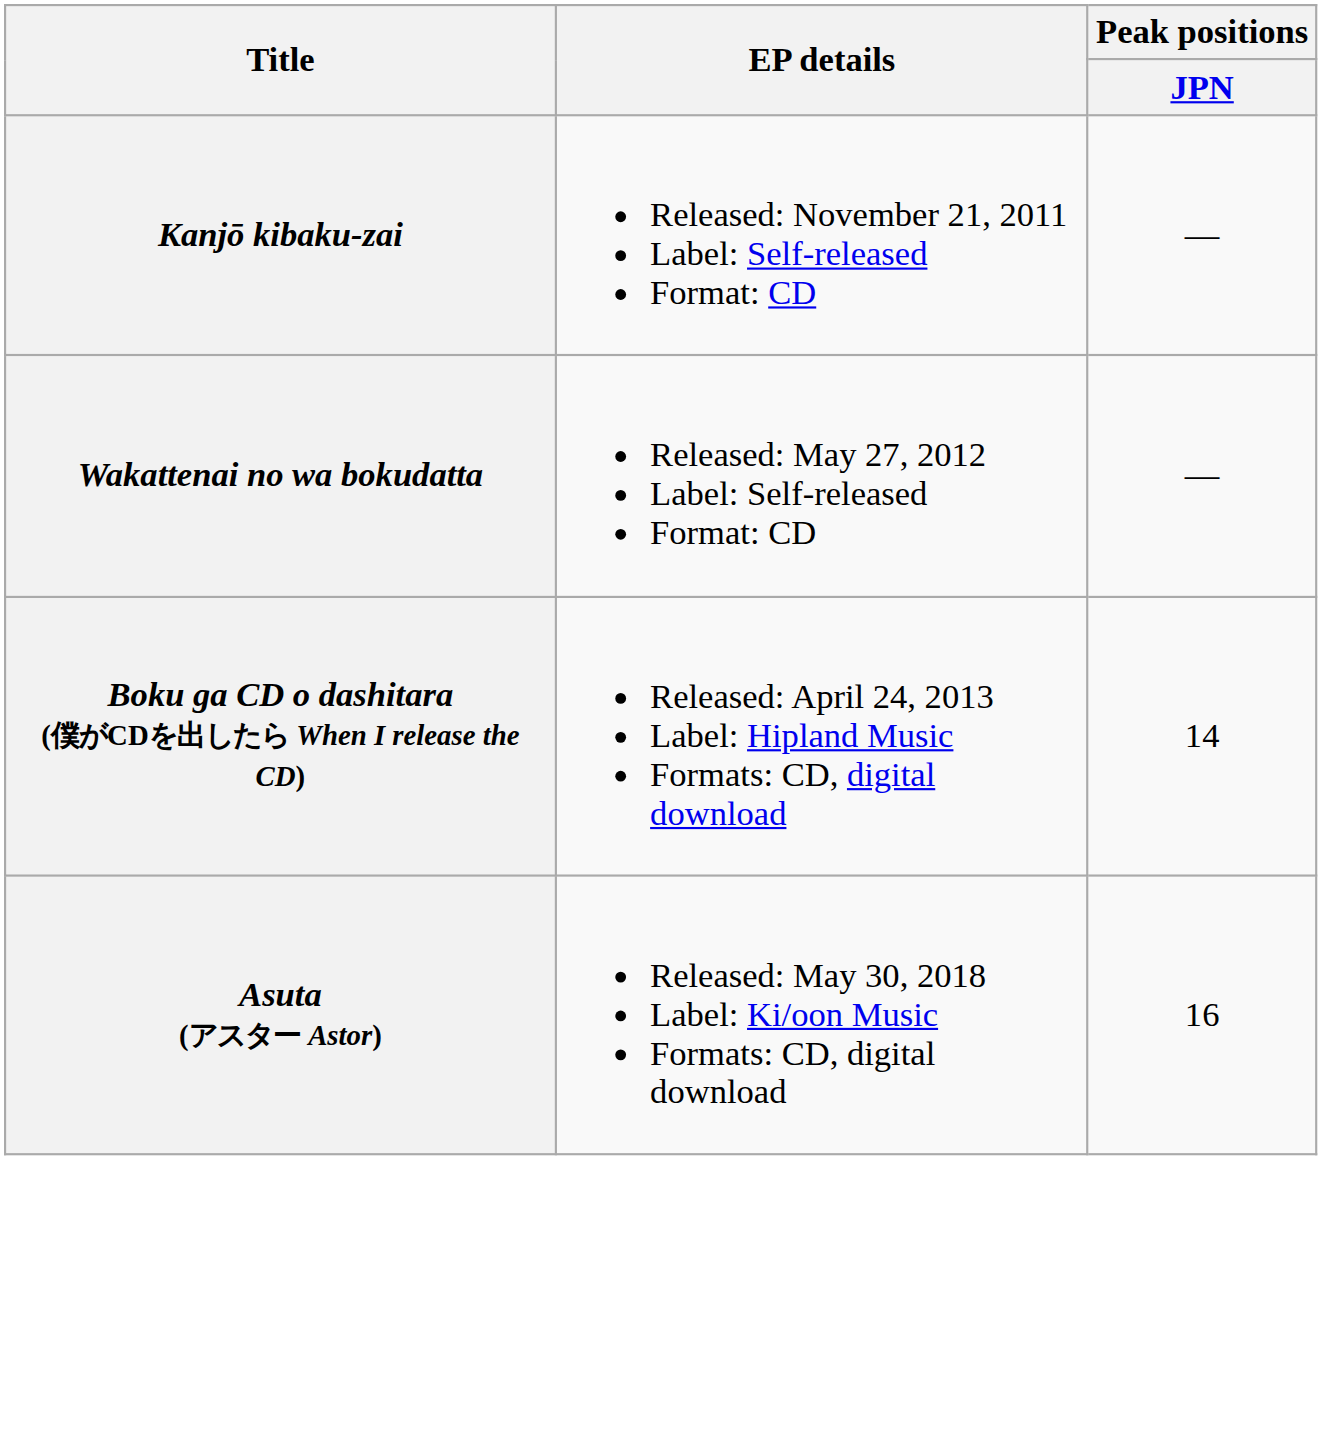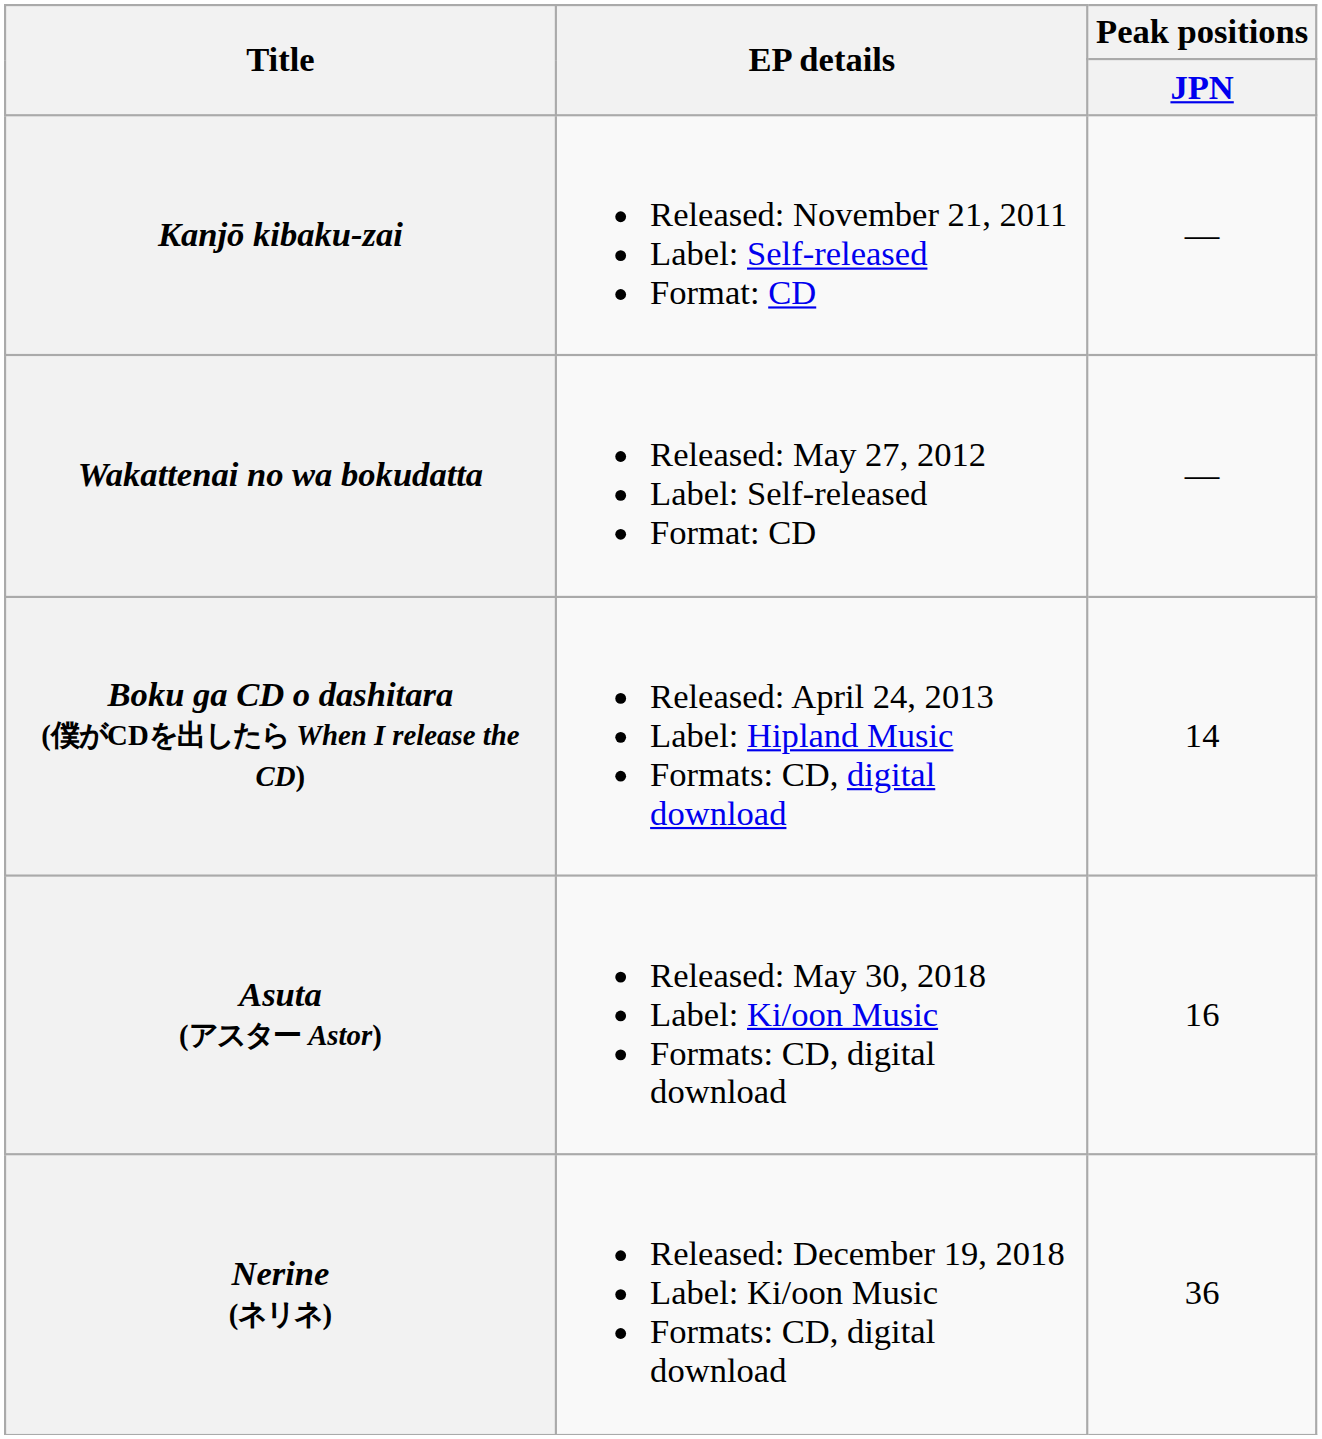+ row: (280, 1292)
